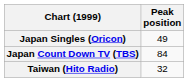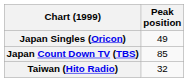(162, 54) 84 -> (162, 54) 85
